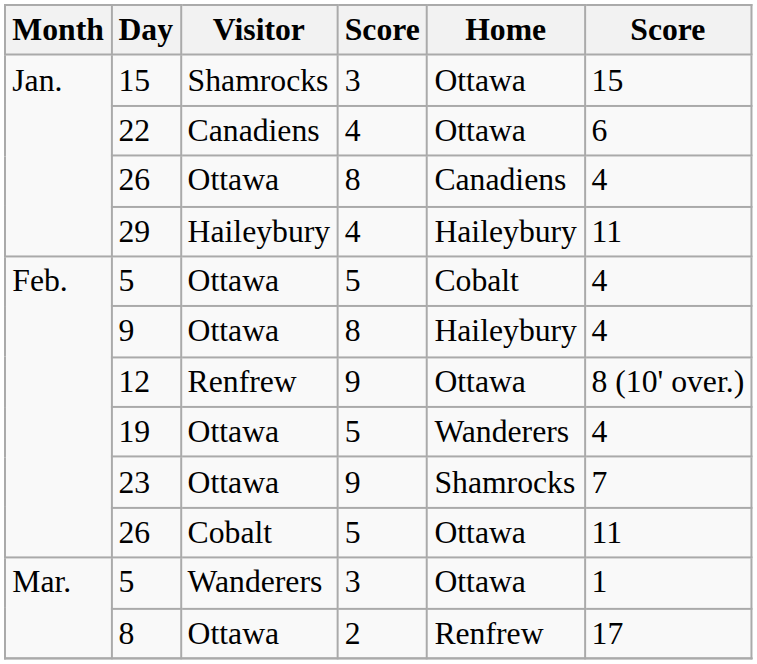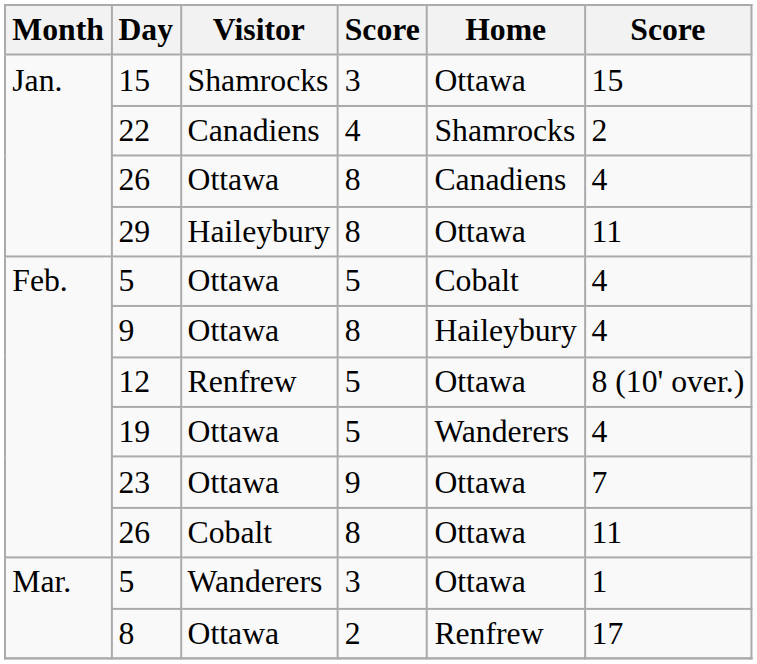(480, 130) Ottawa -> (505, 130) Shamrocks
(599, 130) 6 -> (599, 130) 2
(353, 230) 4 -> (353, 230) 8
(506, 230) Haileybury -> (480, 230) Ottawa
(353, 381) 9 -> (353, 381) 5
(505, 481) Shamrocks -> (480, 481) Ottawa
(353, 532) 5 -> (353, 532) 8
